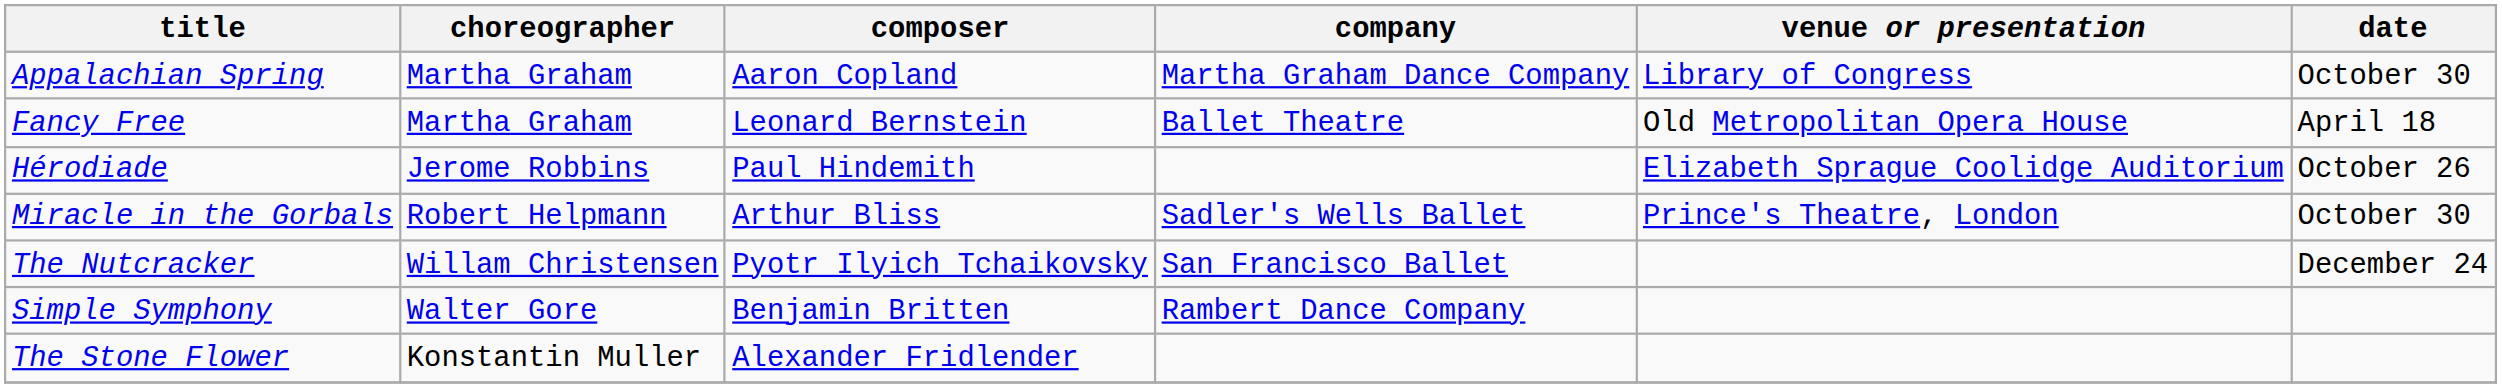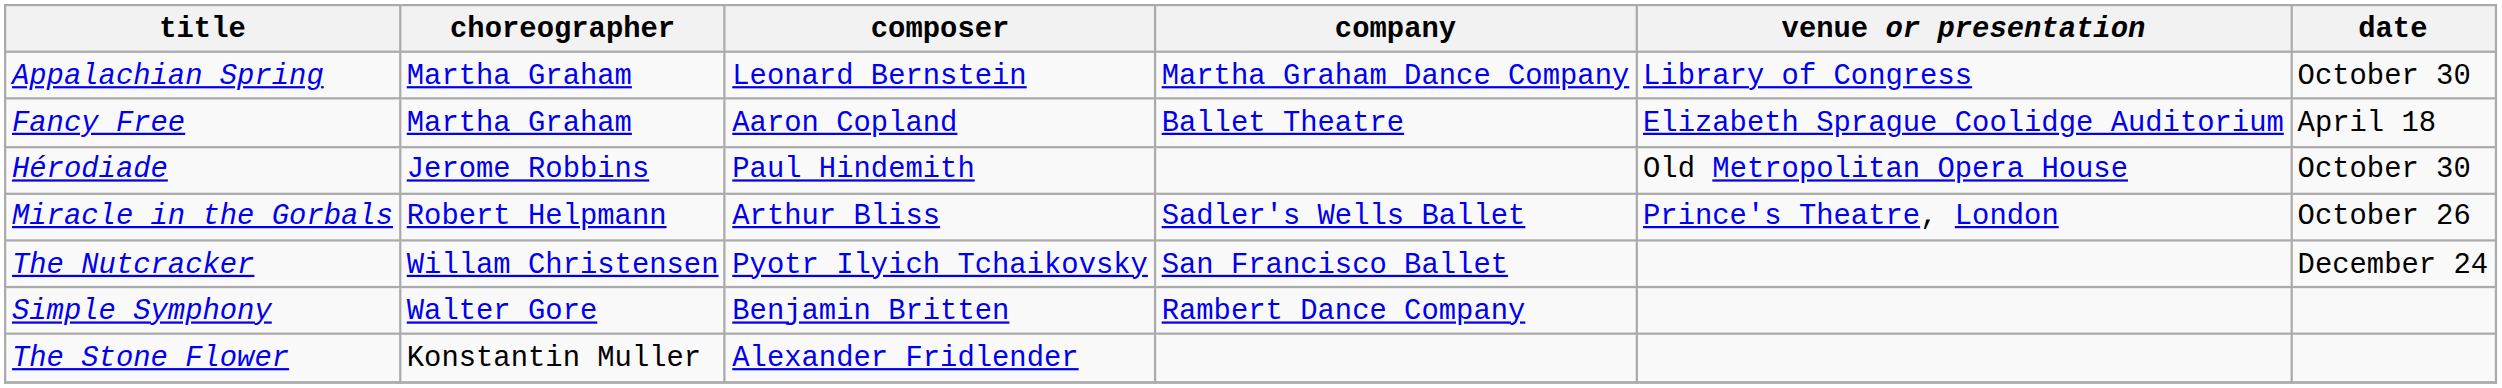(845, 76) Aaron Copland -> (879, 76) Leonard Bernstein
(879, 123) Leonard Bernstein -> (845, 123) Aaron Copland
(1886, 123) Old Metropolitan Opera House -> (1963, 123) Elizabeth Sprague Coolidge Auditorium
(1963, 170) Elizabeth Sprague Coolidge Auditorium -> (1886, 170) Old Metropolitan Opera House
(2384, 170) October 26 -> (2384, 170) October 30
(2384, 217) October 30 -> (2384, 217) October 26
